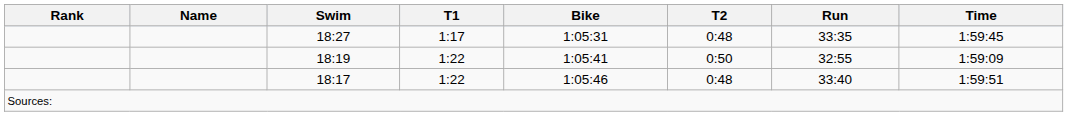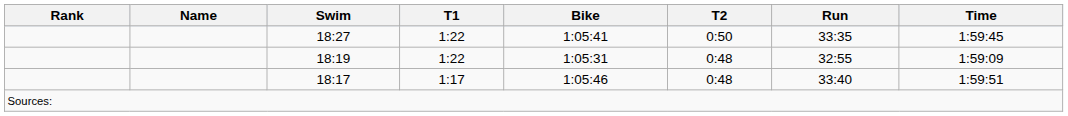(452, 37) 1:17 -> (452, 37) 1:22
(586, 37) 1:05:31 -> (586, 37) 1:05:41
(719, 37) 0:48 -> (719, 37) 0:50
(586, 58) 1:05:41 -> (586, 58) 1:05:31
(719, 58) 0:50 -> (719, 58) 0:48
(452, 80) 1:22 -> (452, 80) 1:17
